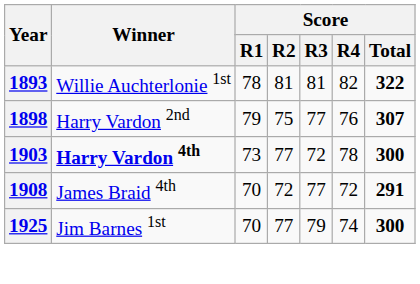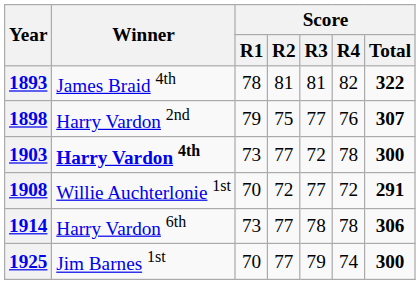(144, 83) Willie Auchterlonie 1st -> (116, 83) James Braid 4th
(116, 190) James Braid 4th -> (144, 190) Willie Auchterlonie 1st
+ row: (28, 225)
